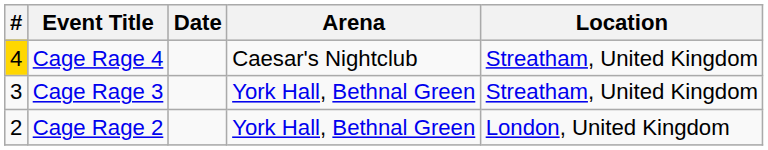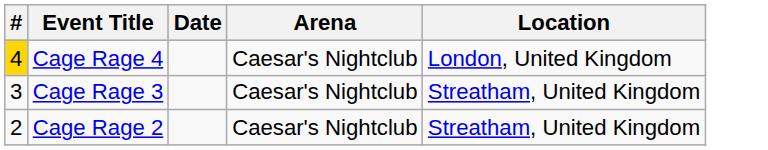(622, 58) Streatham, United Kingdom -> (550, 58) London, United Kingdom
(354, 93) York Hall, Bethnal Green -> (325, 93) Caesar's Nightclub
(354, 128) York Hall, Bethnal Green -> (325, 128) Caesar's Nightclub
(608, 128) London, United Kingdom -> (564, 128) Streatham, United Kingdom
